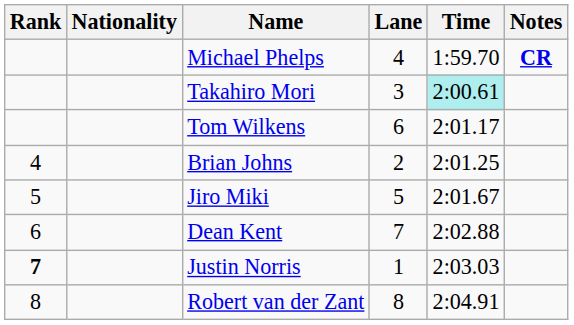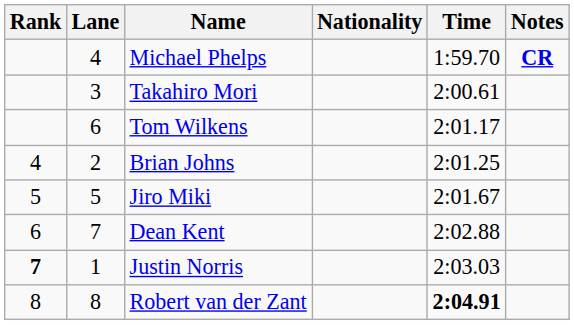columns swapped: (398, 22) <-> (124, 22)
(466, 92) paleturquoise background -> (467, 92) no background
(466, 302) normal -> (467, 302) bold
